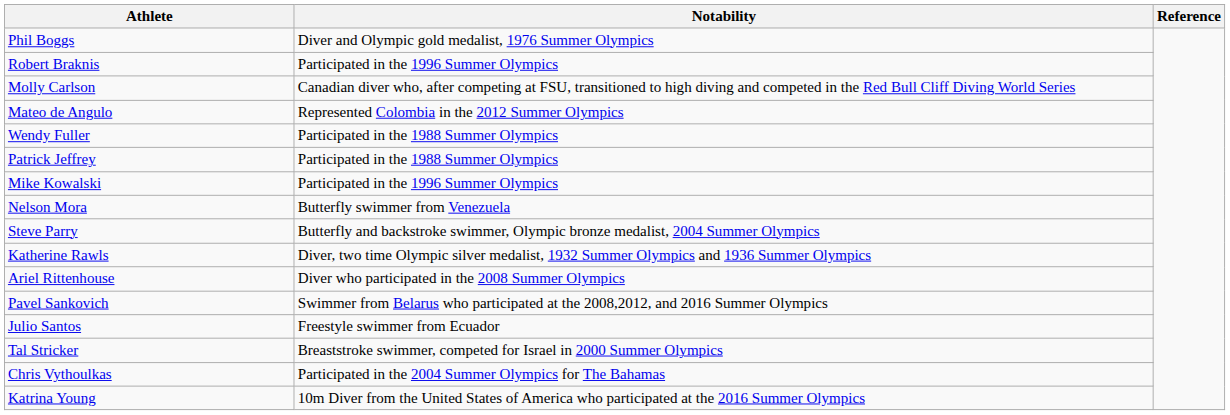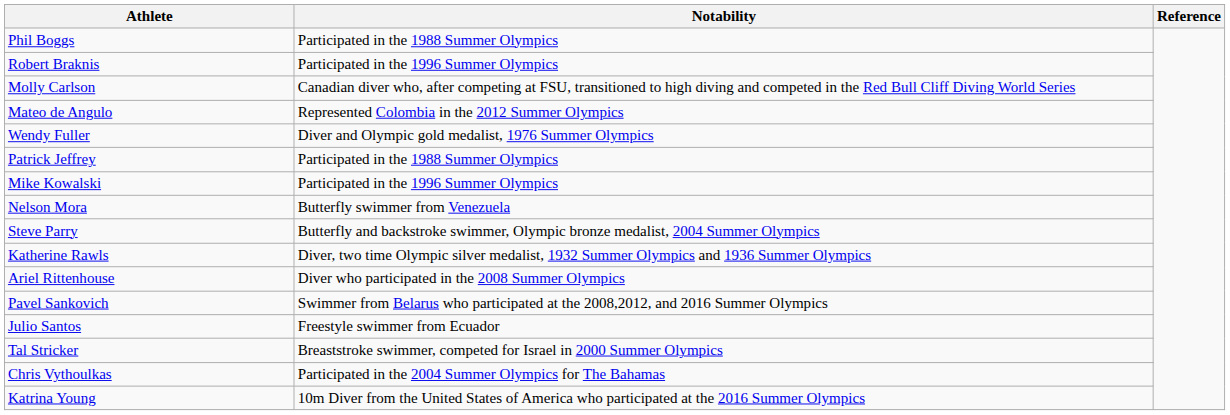(476, 40) Diver and Olympic gold medalist, 1976 Summer Olympics -> (428, 40) Participated in the 1988 Summer Olympics
(428, 135) Participated in the 1988 Summer Olympics -> (476, 135) Diver and Olympic gold medalist, 1976 Summer Olympics
